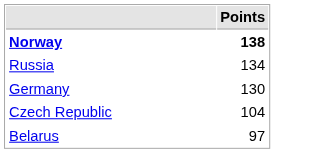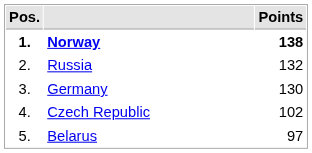+ column: (25, 17)
(253, 65) 134 -> (291, 65) 132
(253, 112) 104 -> (291, 112) 102
